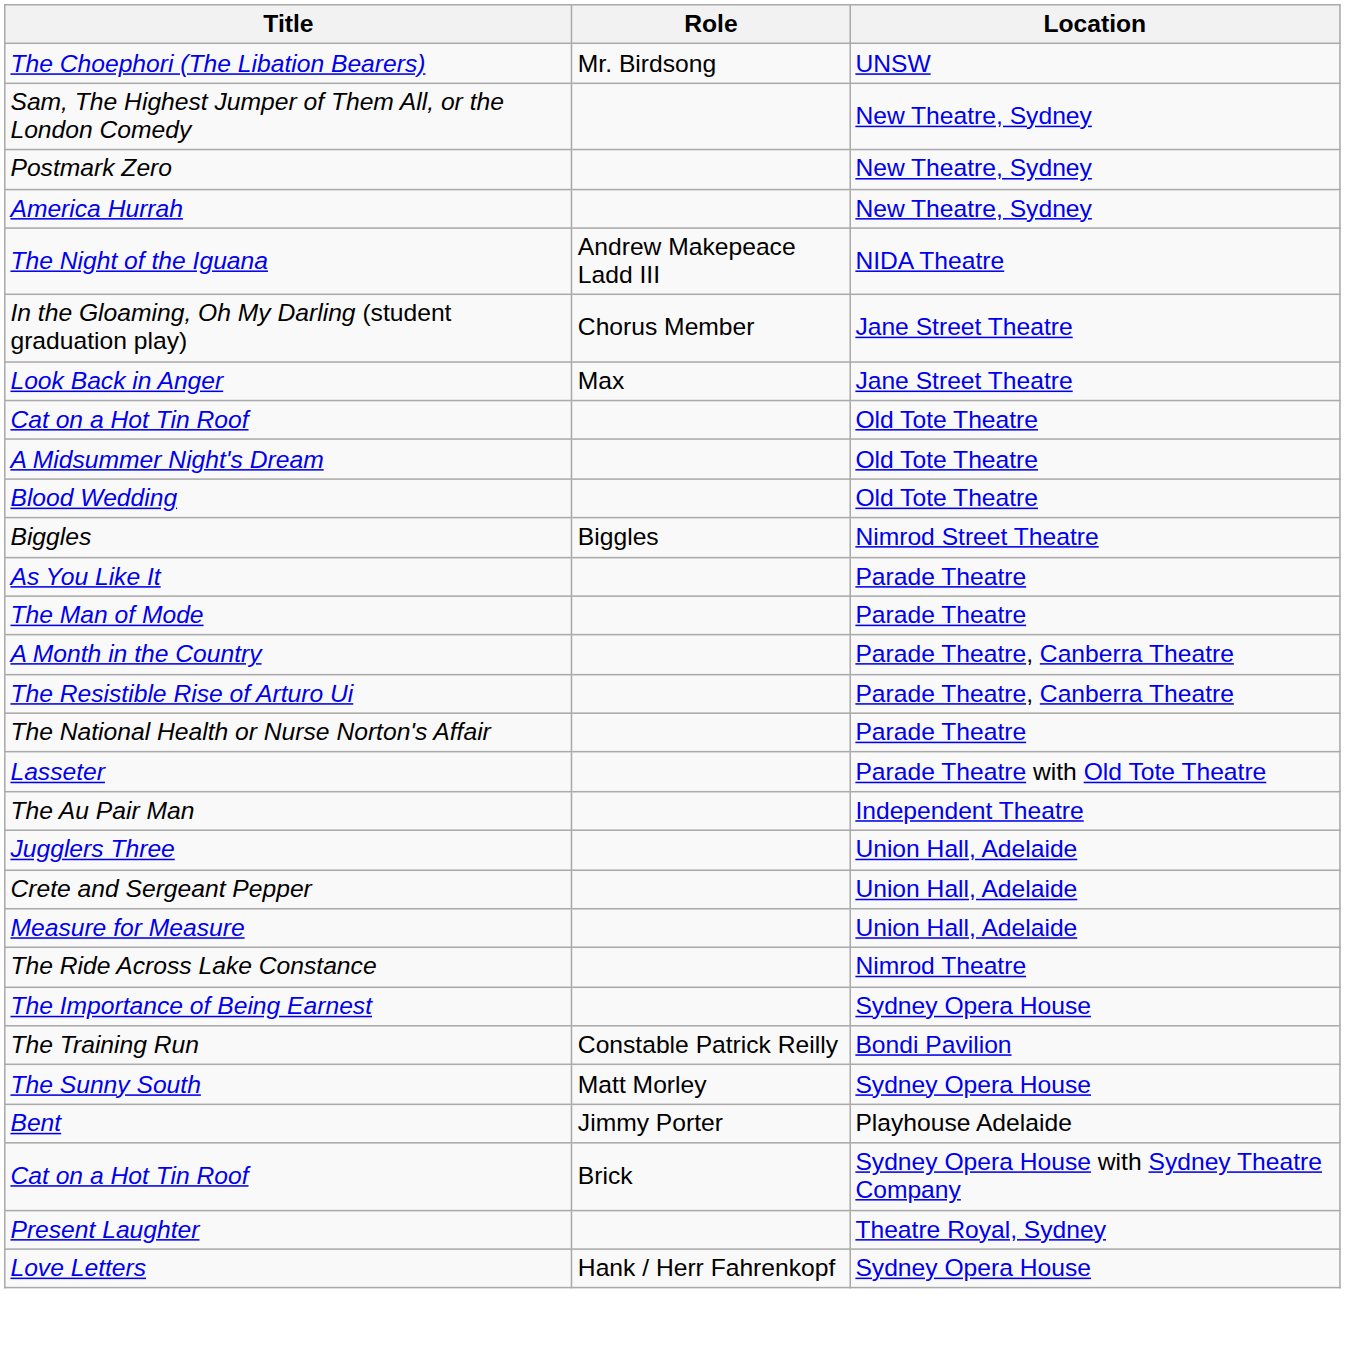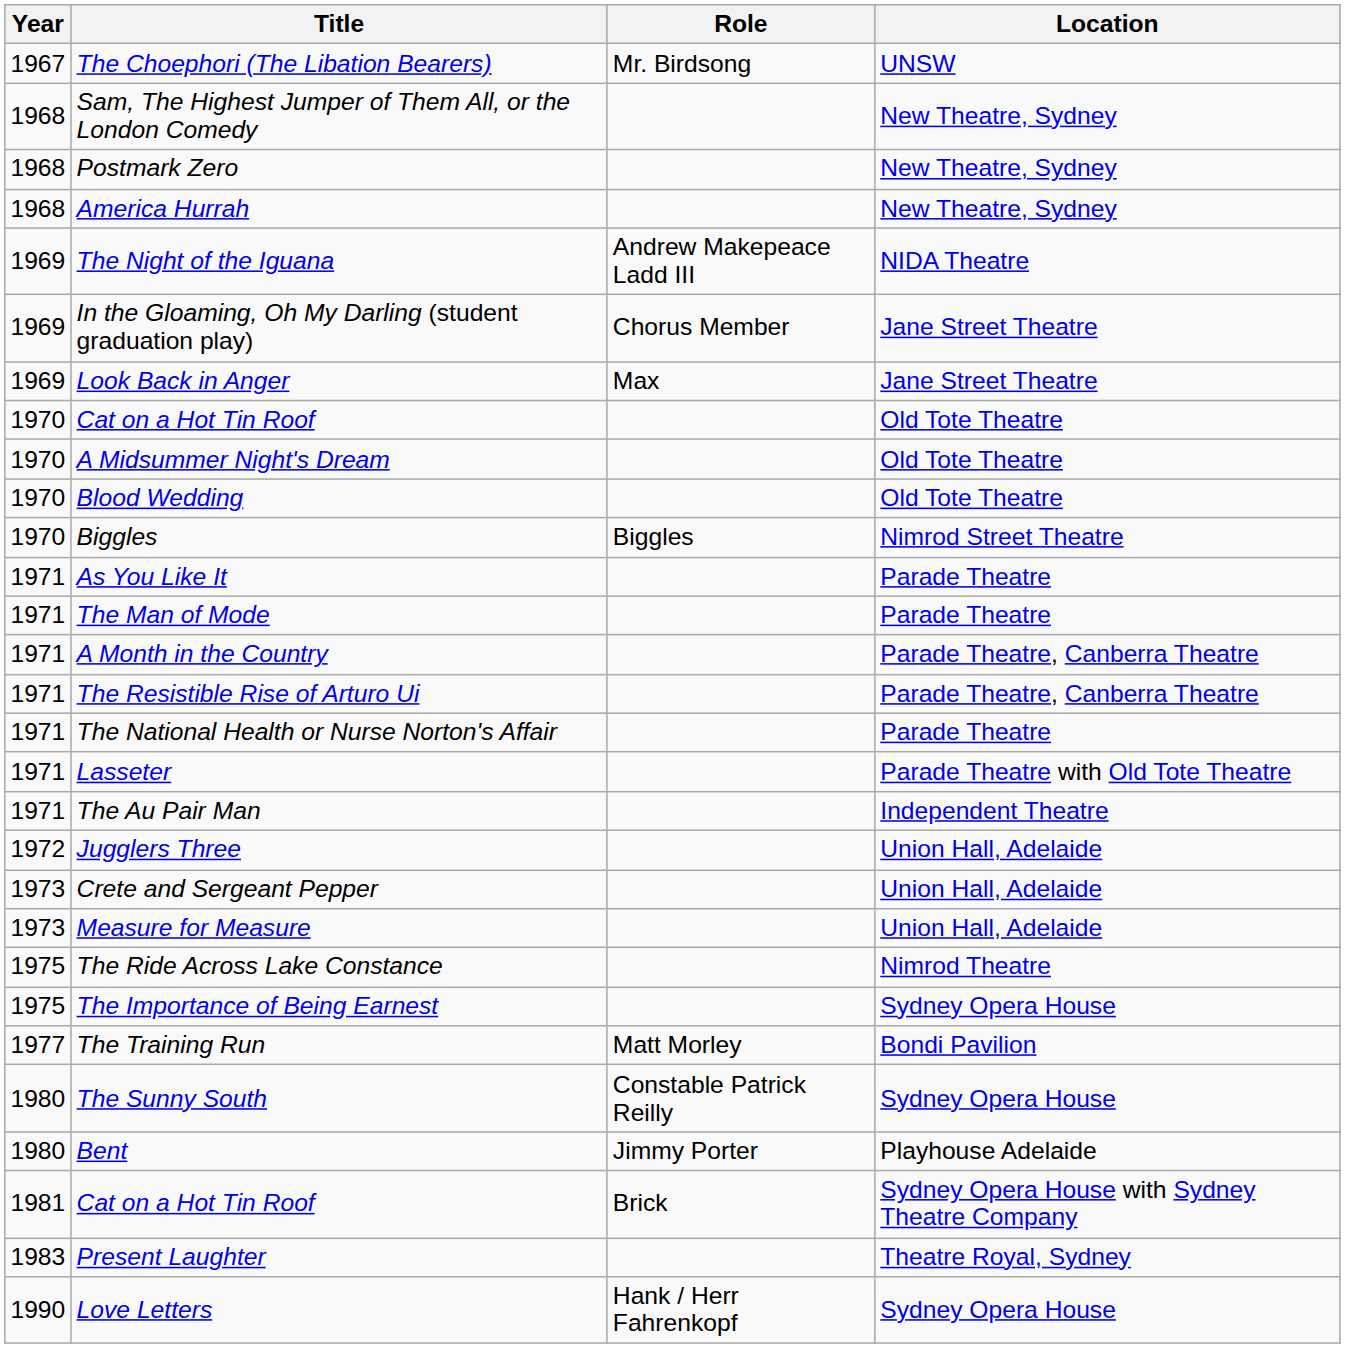+ column: (38, 24)
(708, 1045) Constable Patrick Reilly -> (677, 1045) Matt Morley
(642, 1084) Matt Morley -> (709, 1097) Constable Patrick Reilly
